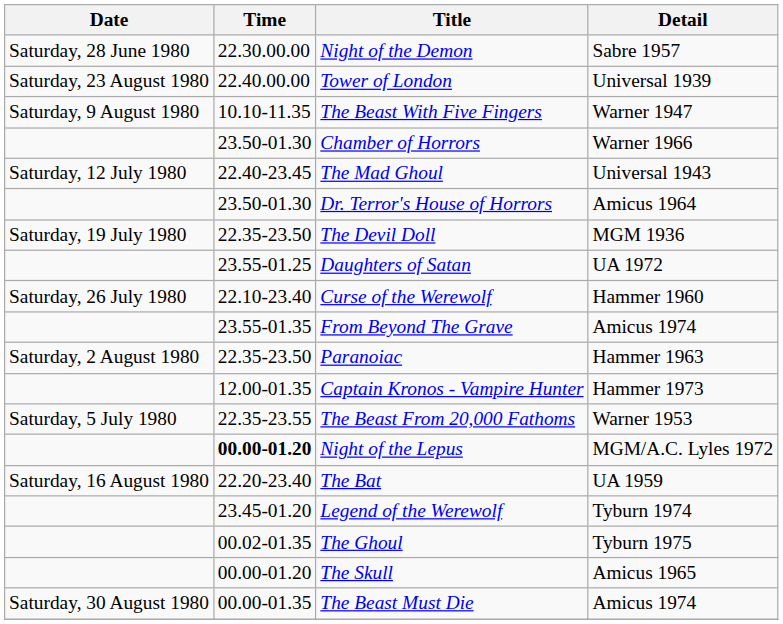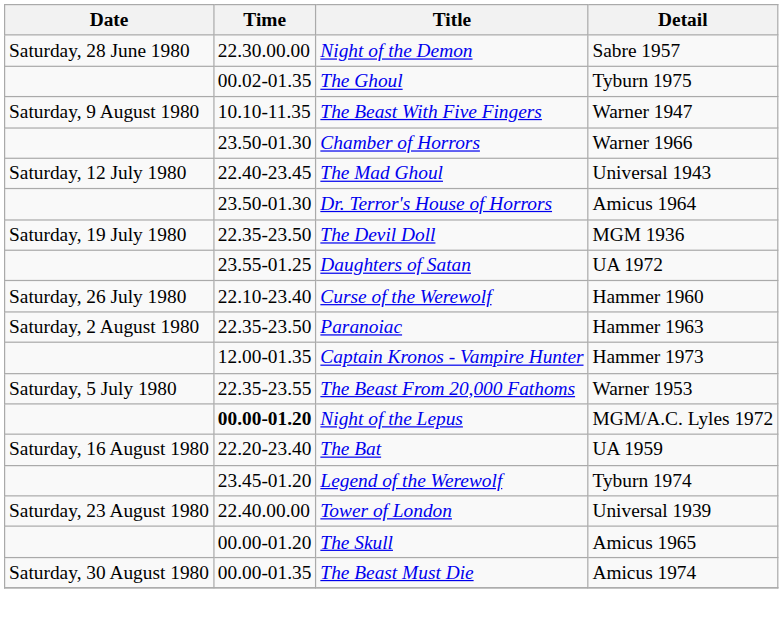rows swapped: (361, 541) <-> (386, 81)
- row: (417, 326)
